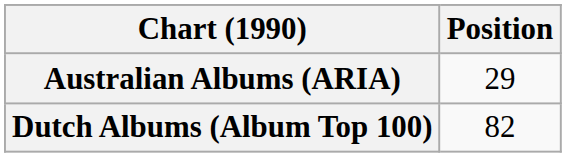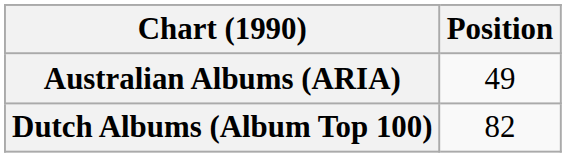(500, 77) 29 -> (500, 77) 49
